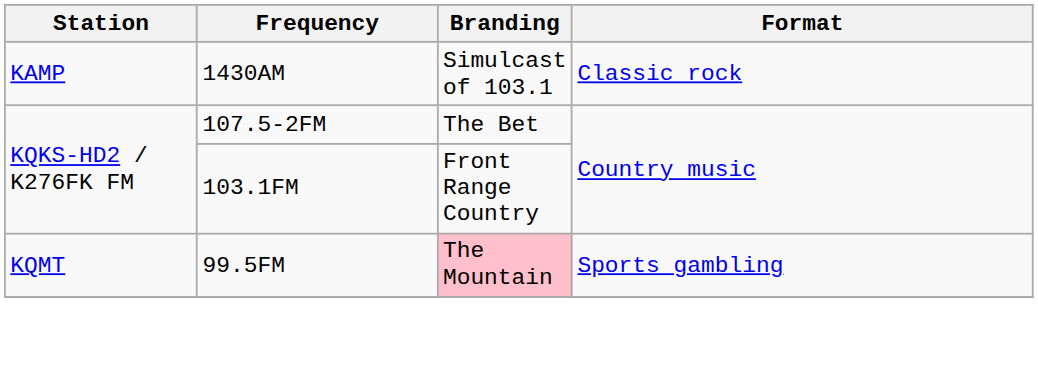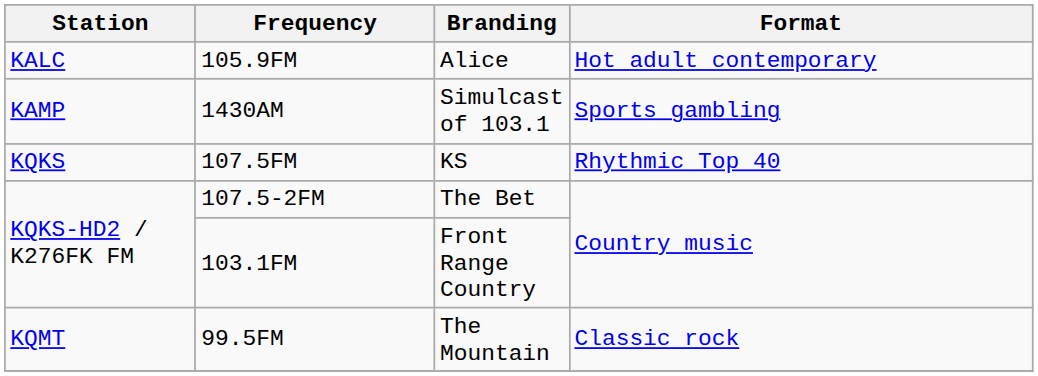+ row: (249, 61)
(660, 74) Classic rock -> (677, 111) Sports gambling
+ row: (249, 162)
(498, 265) pink background -> (495, 340) no background
(680, 265) Sports gambling -> (657, 340) Classic rock
